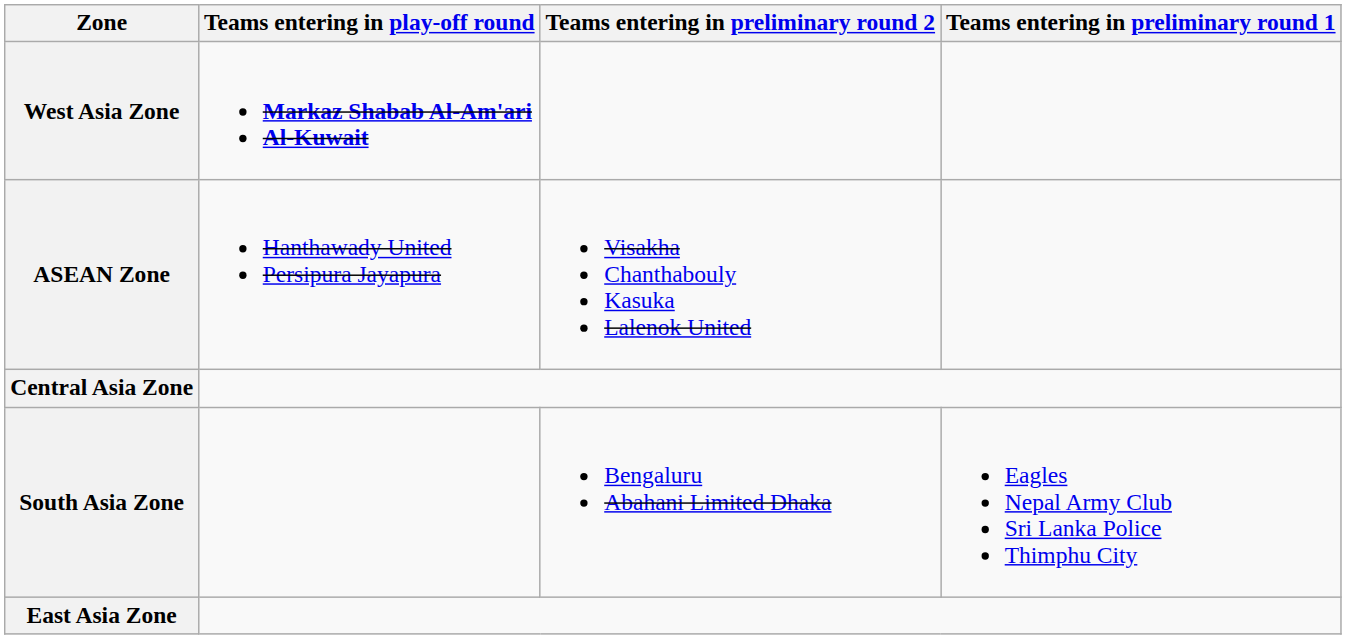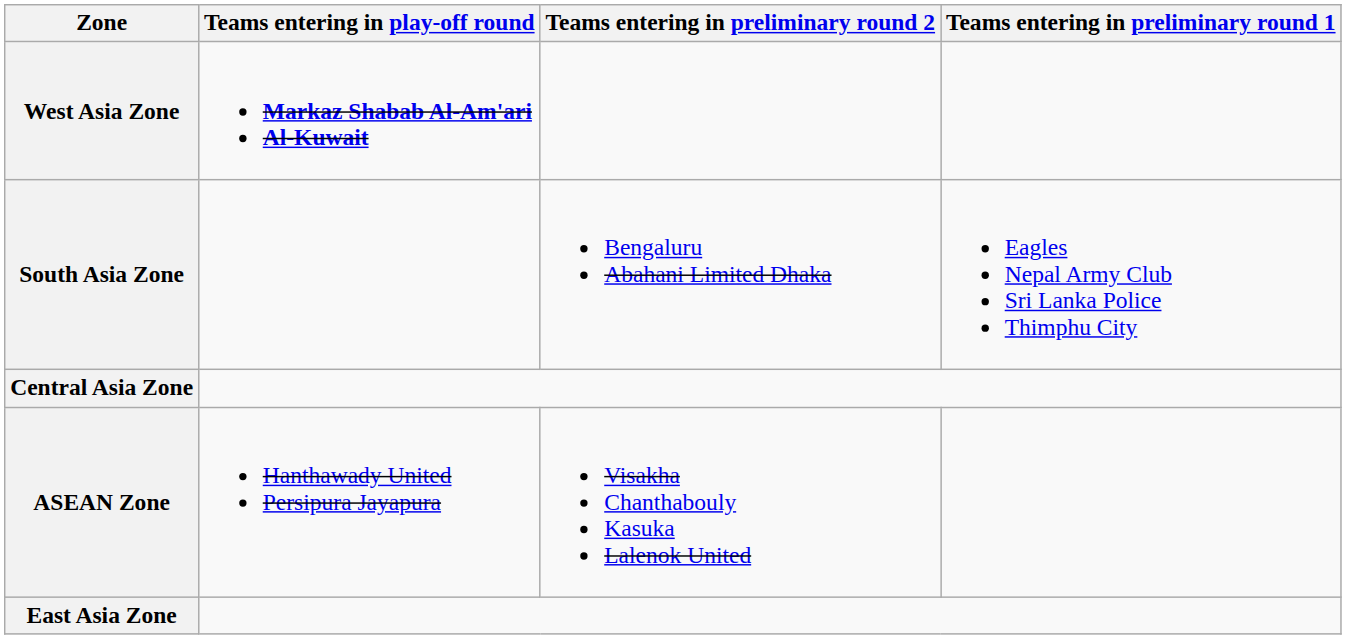rows swapped: (102, 501) <-> (102, 274)
